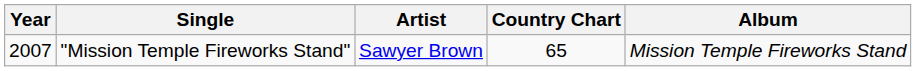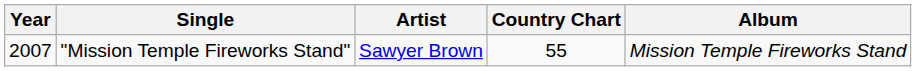(556, 50) 65 -> (556, 50) 55
